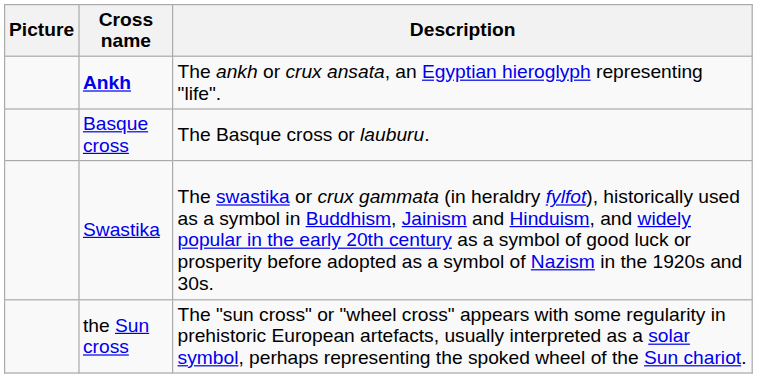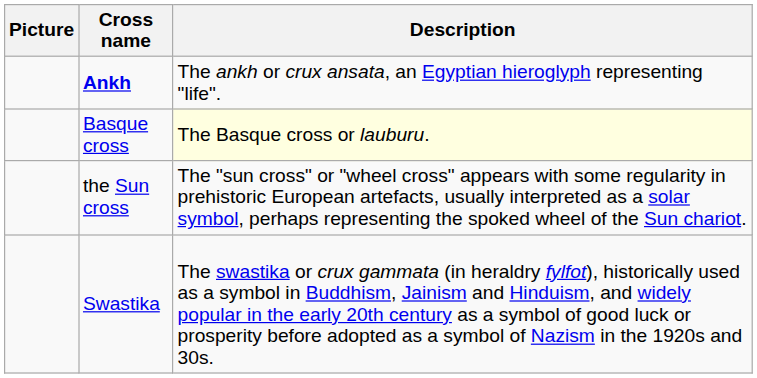(304, 134) no background -> (304, 134) lightyellow background
rows swapped: (116, 335) <-> (121, 229)
